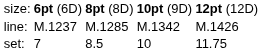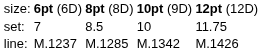rows swapped: (14, 44) <-> (16, 26)
